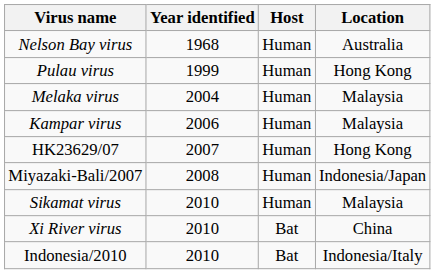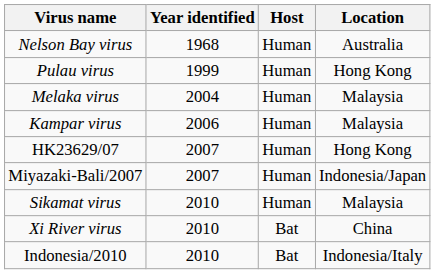(202, 176) 2008 -> (202, 176) 2007
